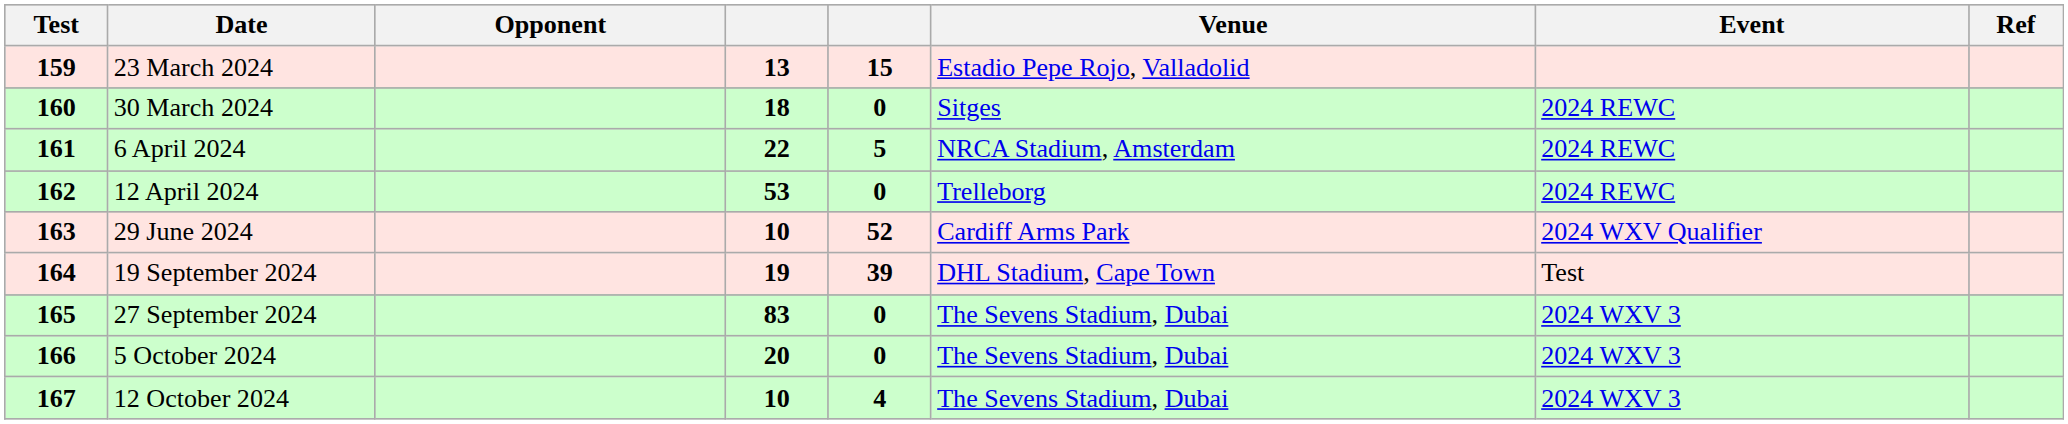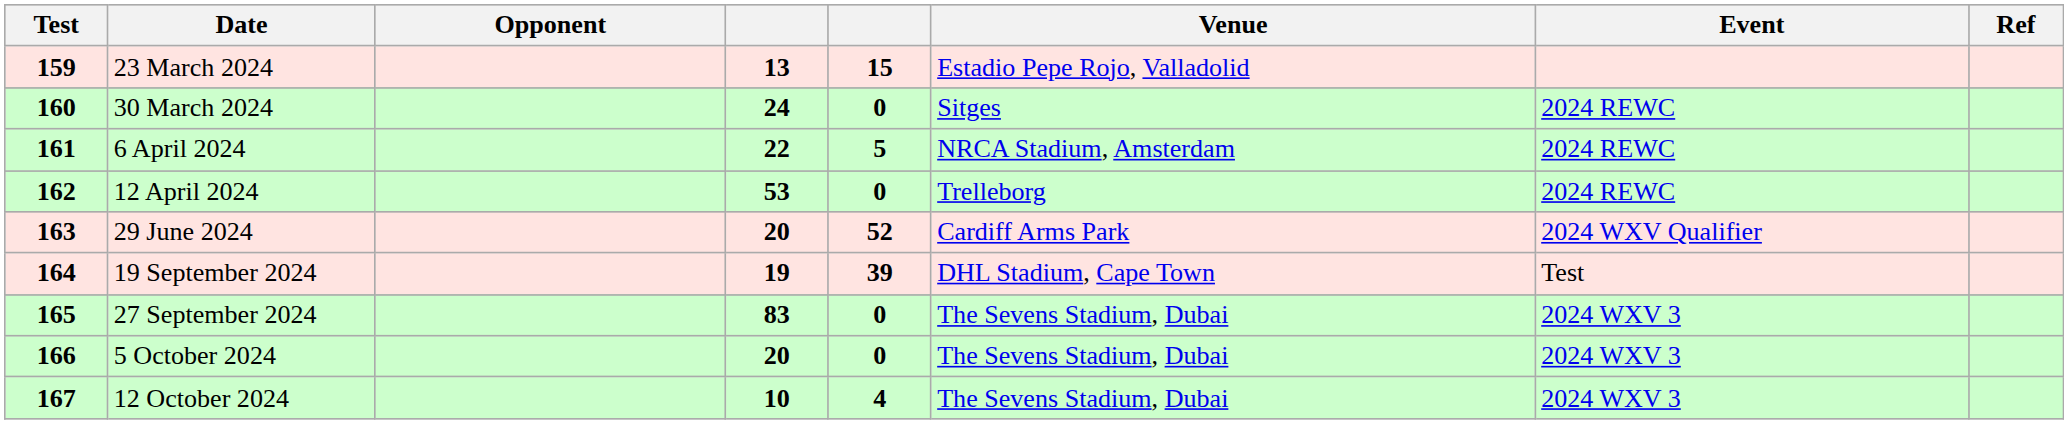(777, 107) 18 -> (777, 107) 24
(777, 231) 10 -> (777, 231) 20
